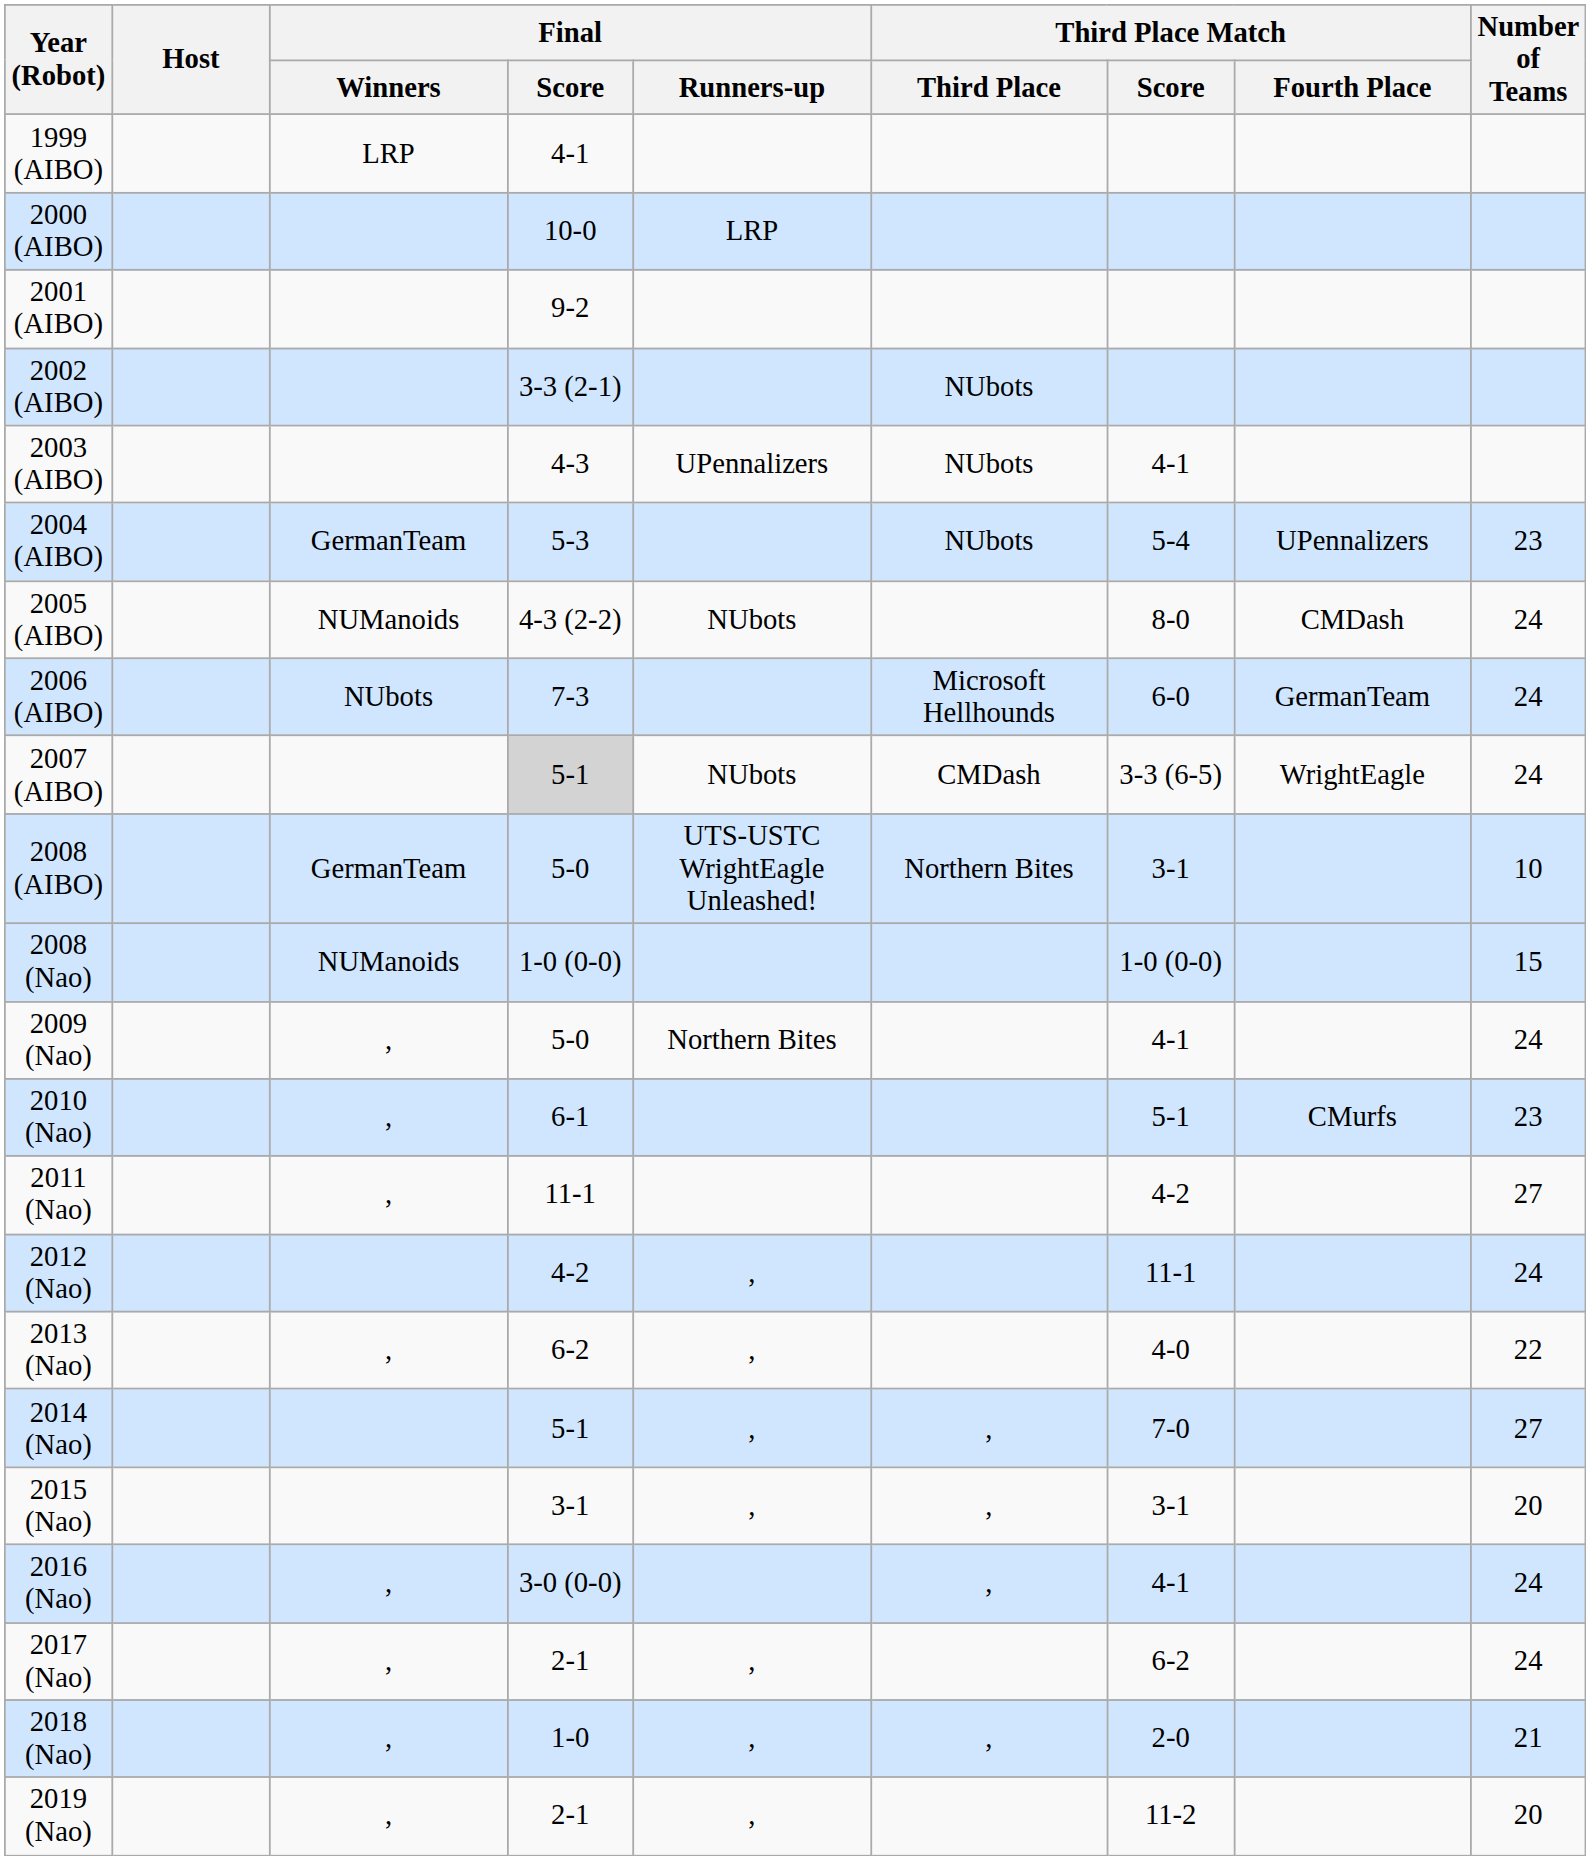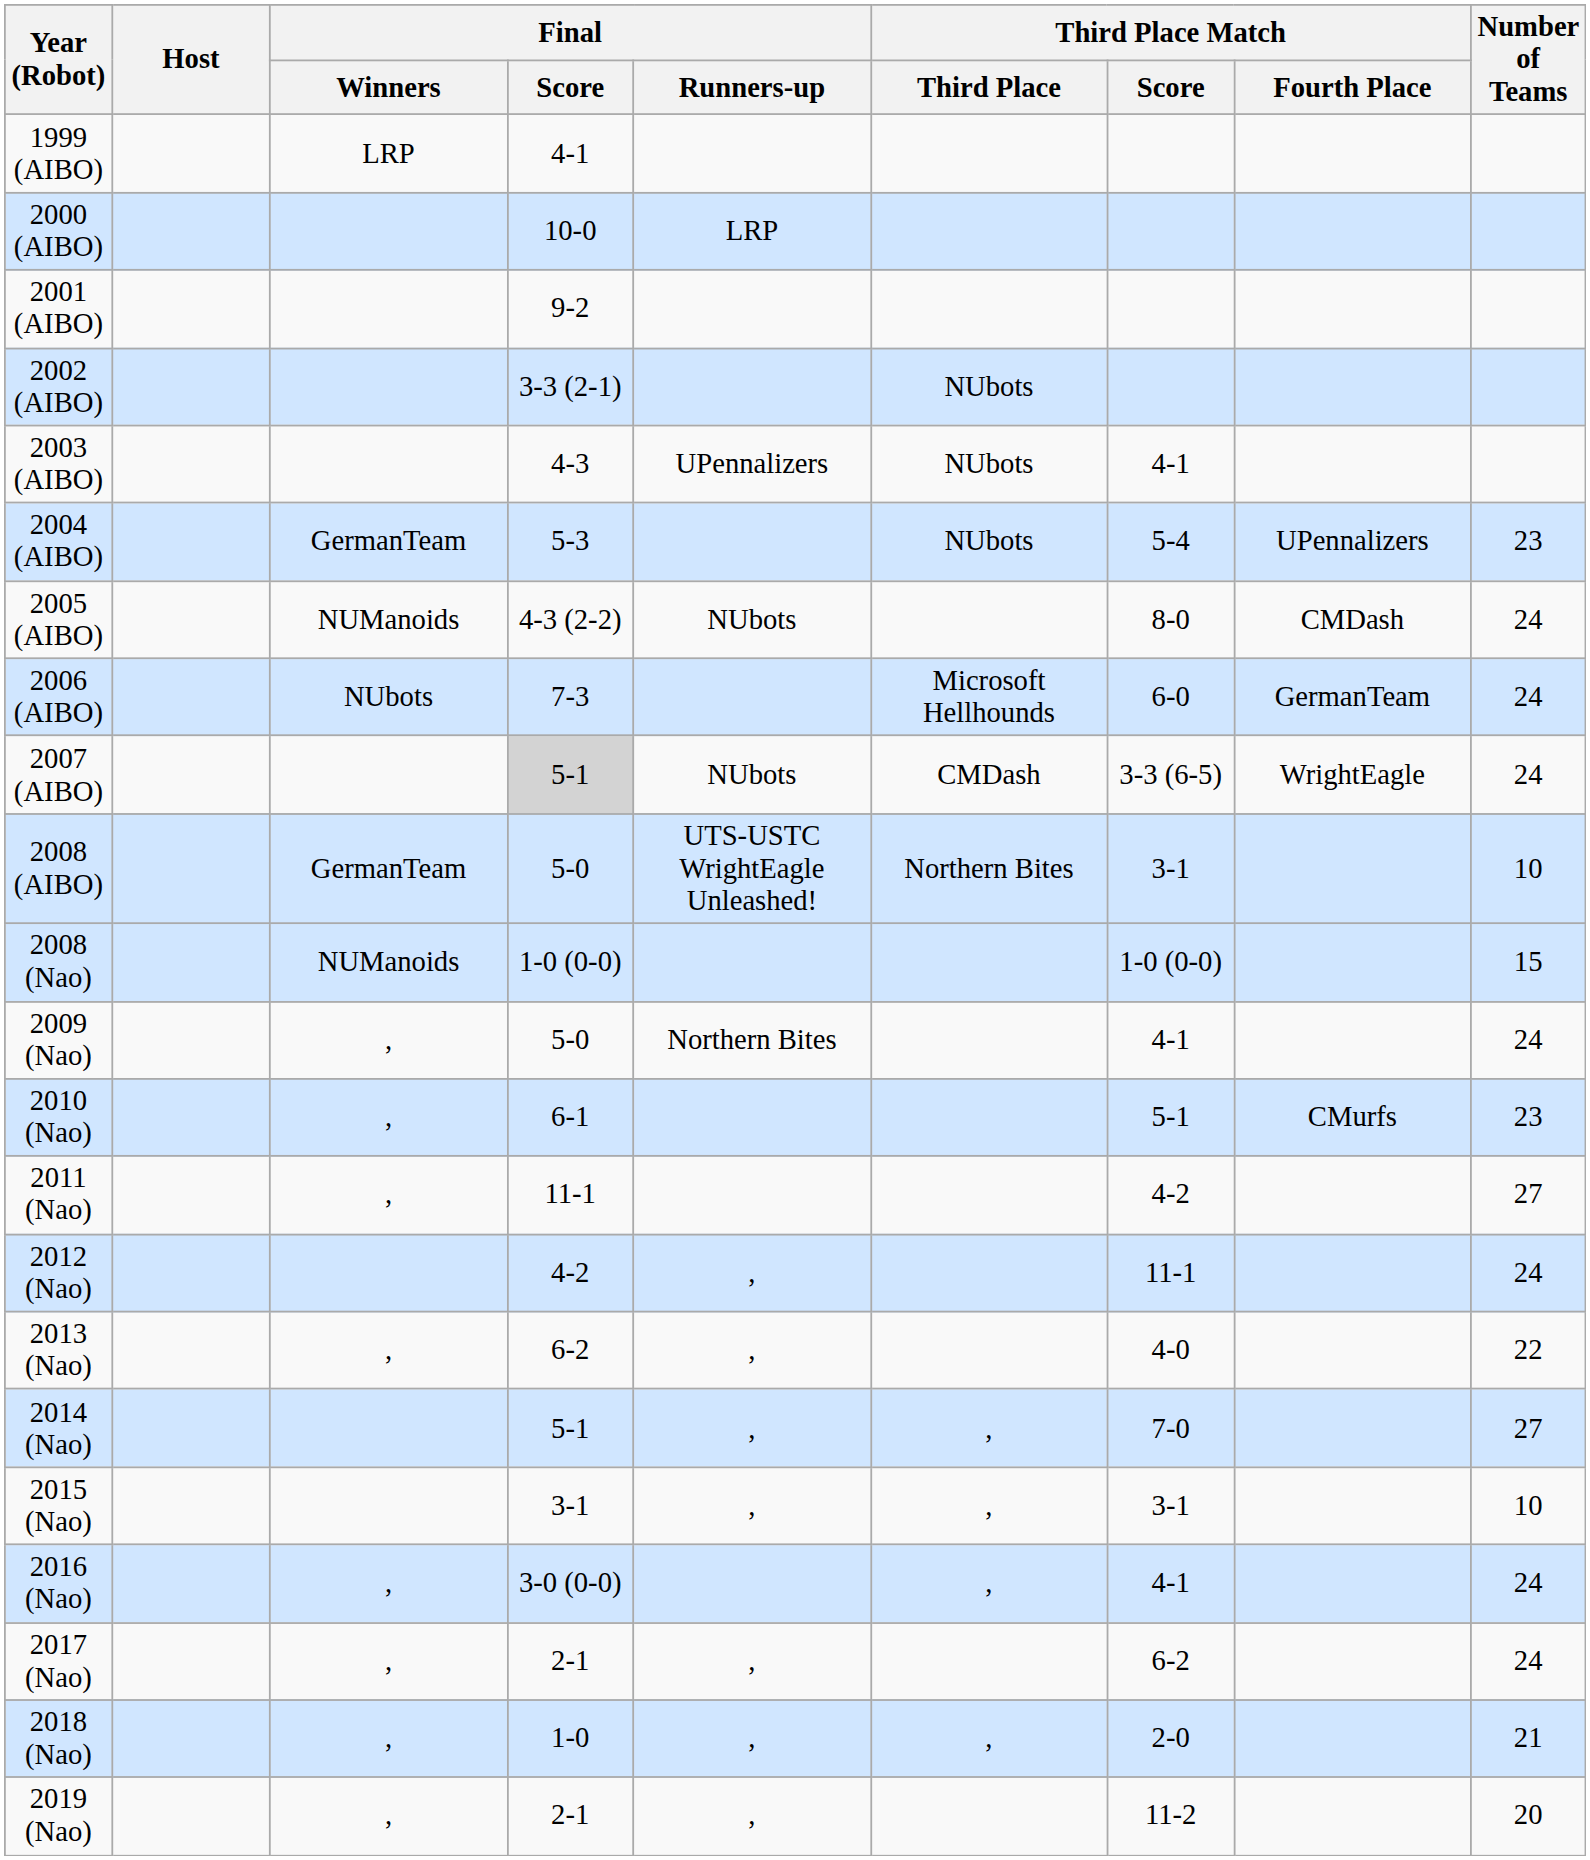(1528, 1505) 20 -> (1528, 1505) 10
